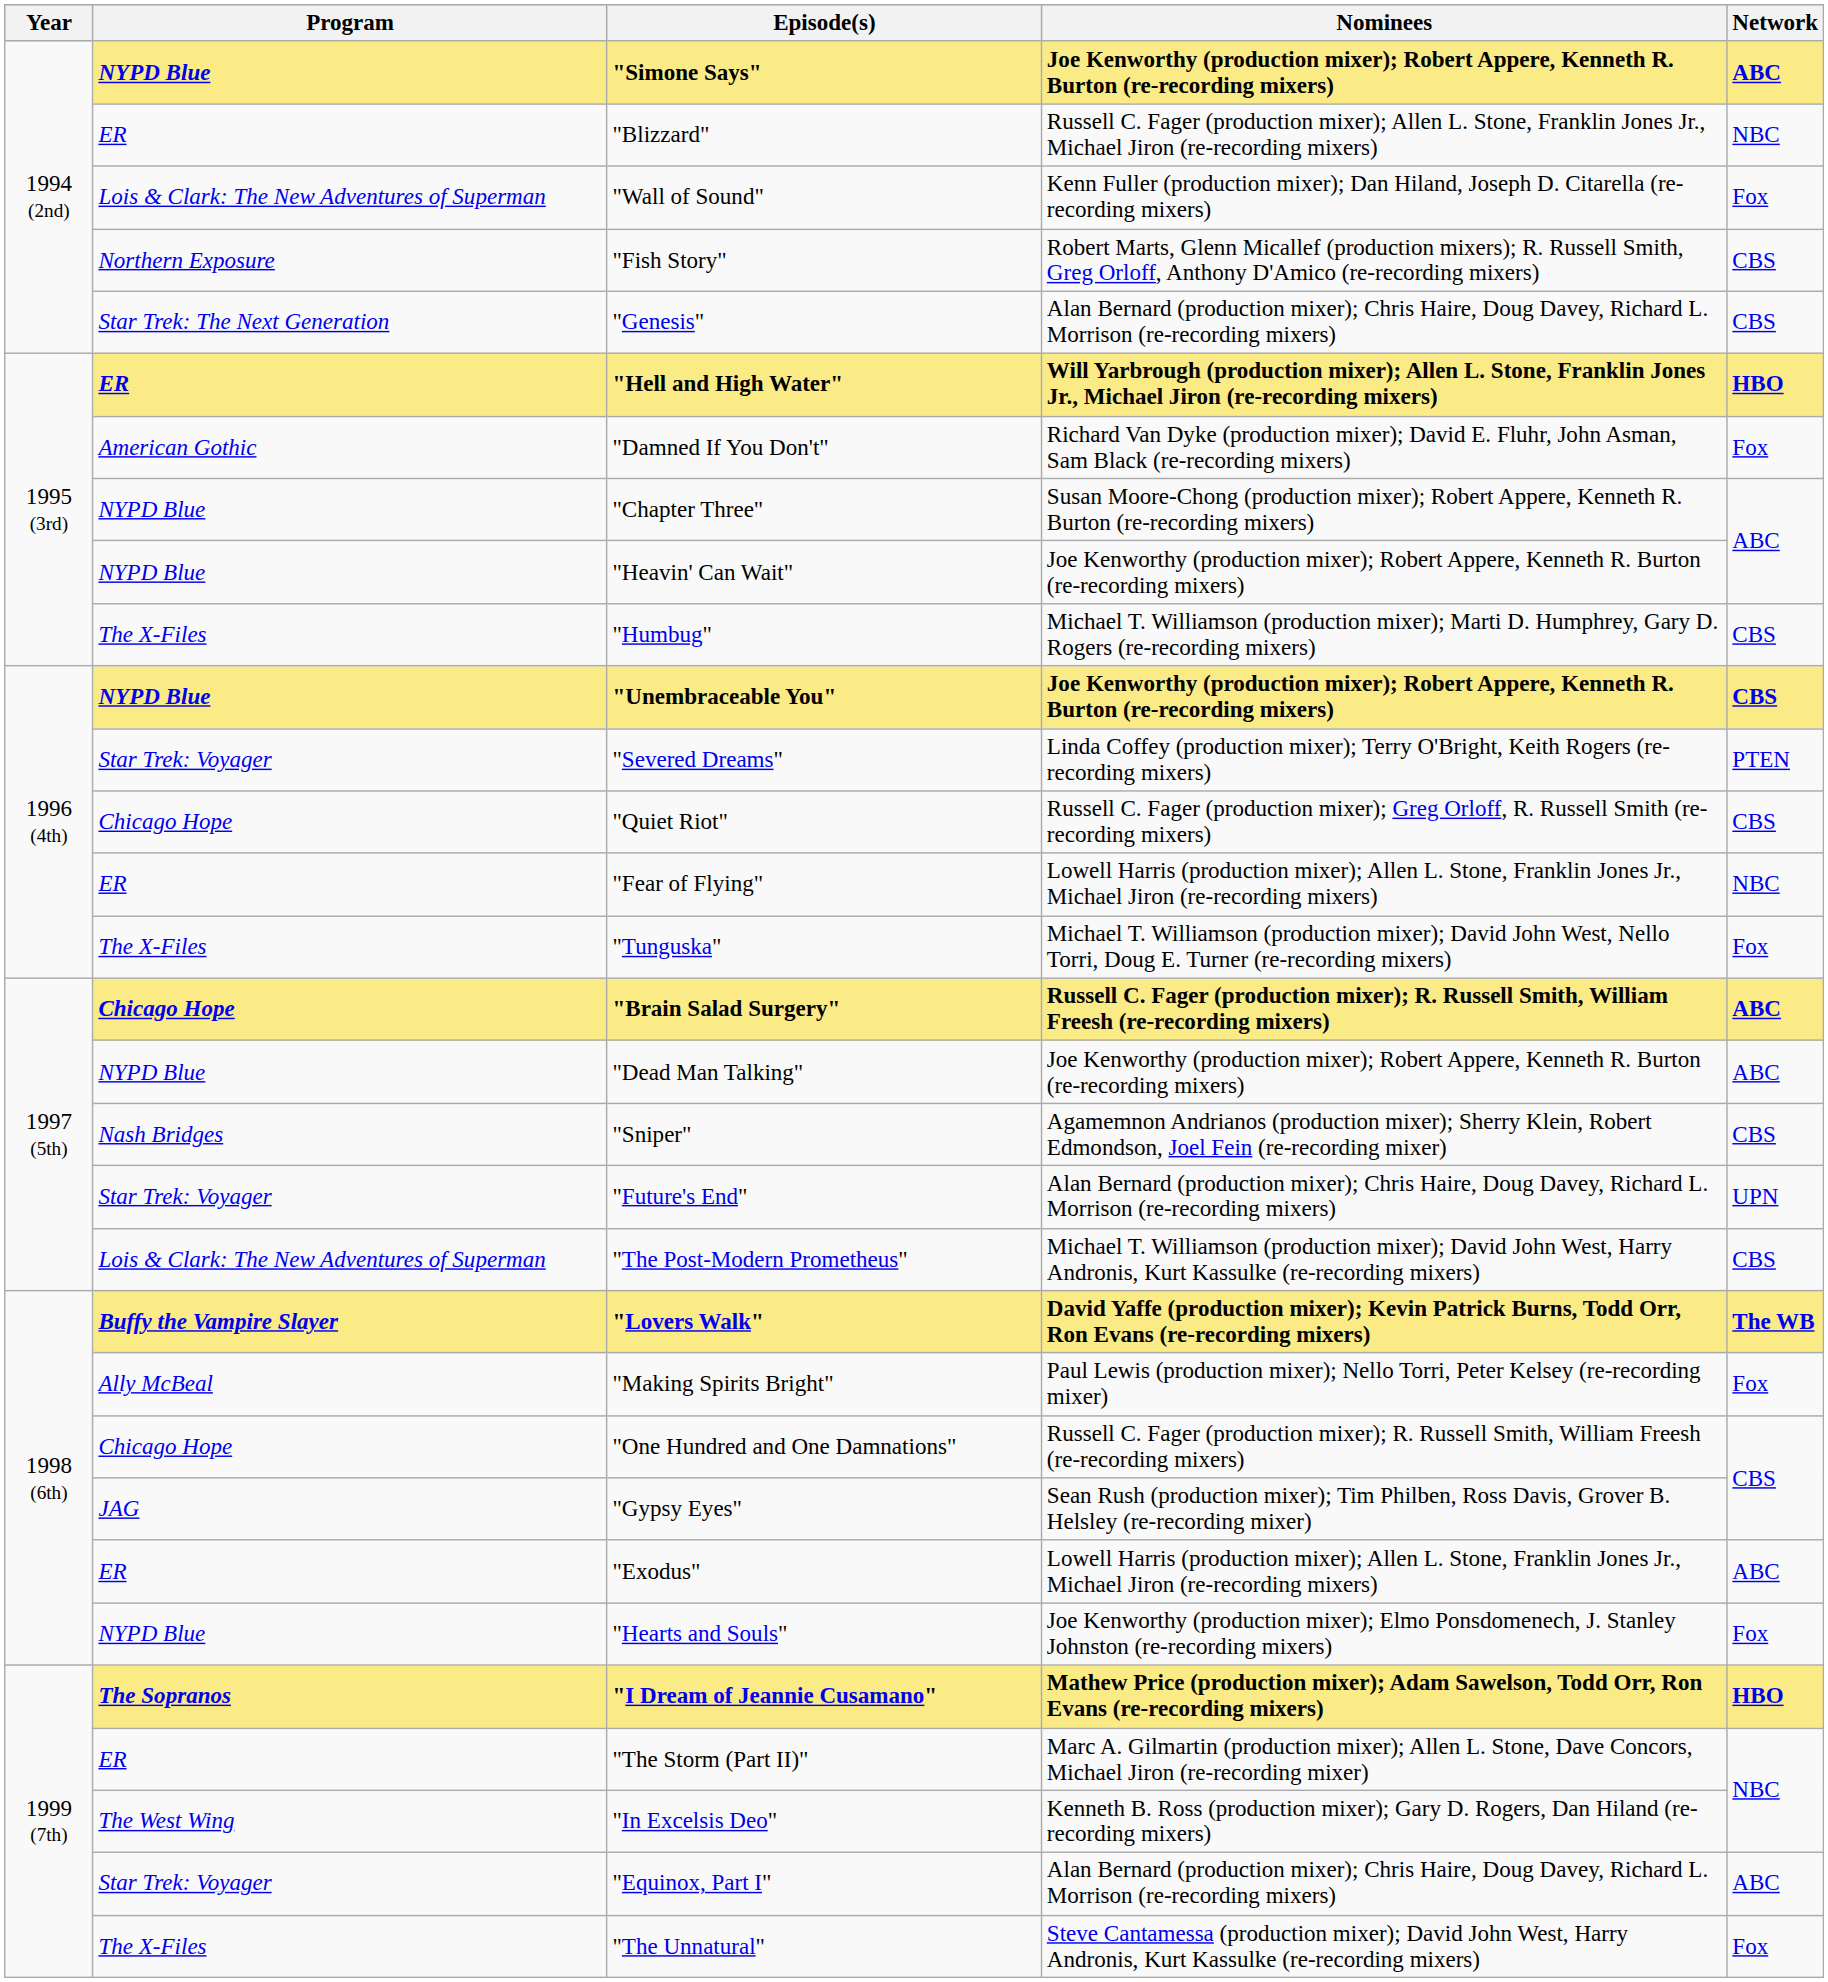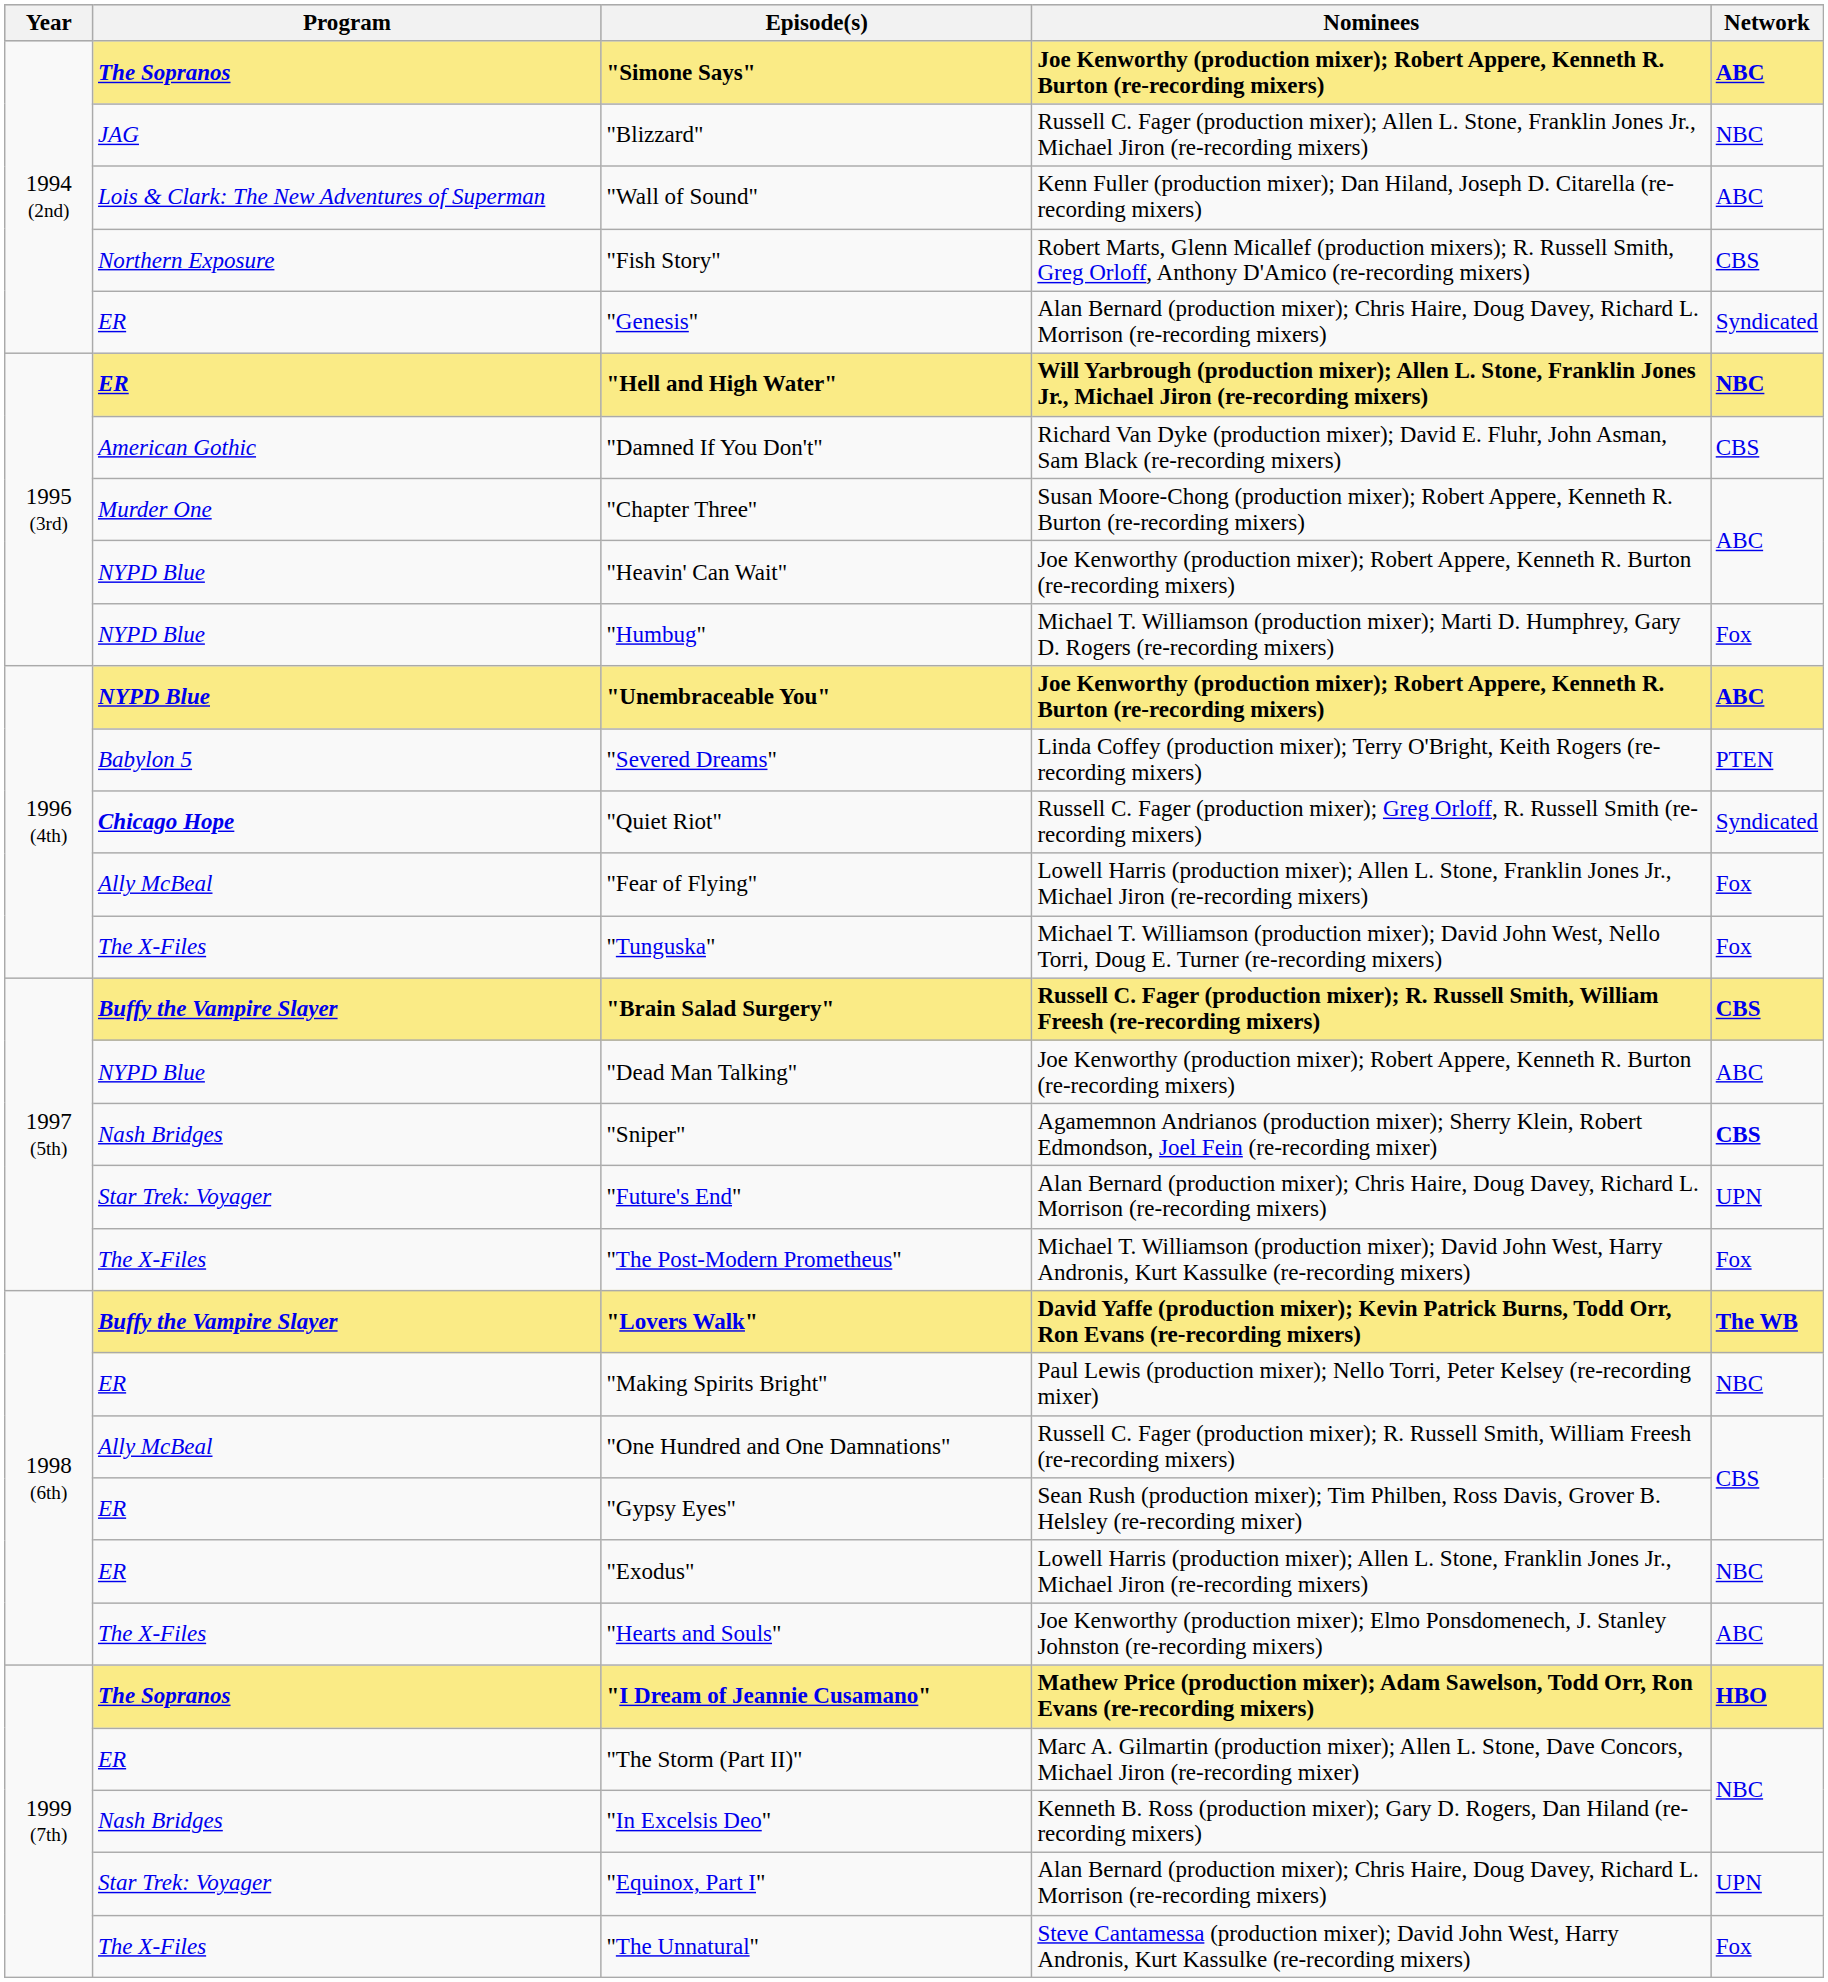(154, 72) NYPD Blue -> (164, 72) The Sopranos
(113, 134) ER -> (118, 134) JAG
(1750, 197) Fox -> (1739, 197) ABC
(244, 322) Star Trek: The Next Generation -> (112, 322) ER
(1754, 322) CBS -> (1767, 322) Syndicated
(1758, 384) HBO -> (1740, 384) NBC
(1750, 447) Fox -> (1738, 447) CBS
(152, 509) NYPD Blue -> (155, 509) Murder One
(153, 634) The X-Files -> (151, 634) NYPD Blue
(1754, 634) CBS -> (1734, 634) Fox
(1755, 696) CBS -> (1740, 696) ABC
(185, 759) Star Trek: Voyager -> (145, 759) Babylon 5
(165, 821) normal -> (166, 821) bold
(1754, 821) CBS -> (1767, 821) Syndicated
(113, 884) ER -> (155, 884) Ally McBeal
(1756, 884) NBC -> (1734, 884) Fox
(167, 1009) Chicago Hope -> (218, 1009) Buffy the Vampire Slayer
(1757, 1009) ABC -> (1738, 1009) CBS
(1754, 1134) normal -> (1738, 1134) bold
(322, 1259) Lois & Clark: The New Adventures of Superman -> (152, 1259) The X-Files
(1754, 1259) CBS -> (1734, 1259) Fox
(156, 1383) Ally McBeal -> (112, 1383) ER
(1750, 1383) Fox -> (1739, 1383) NBC
(165, 1446) Chicago Hope -> (155, 1446) Ally McBeal
(119, 1508) JAG -> (112, 1508) ER
(1756, 1571) ABC -> (1739, 1571) NBC
(152, 1633) NYPD Blue -> (152, 1633) The X-Files
(1750, 1633) Fox -> (1739, 1633) ABC
(166, 1821) The West Wing -> (160, 1821) Nash Bridges
(1756, 1883) ABC -> (1739, 1883) UPN
